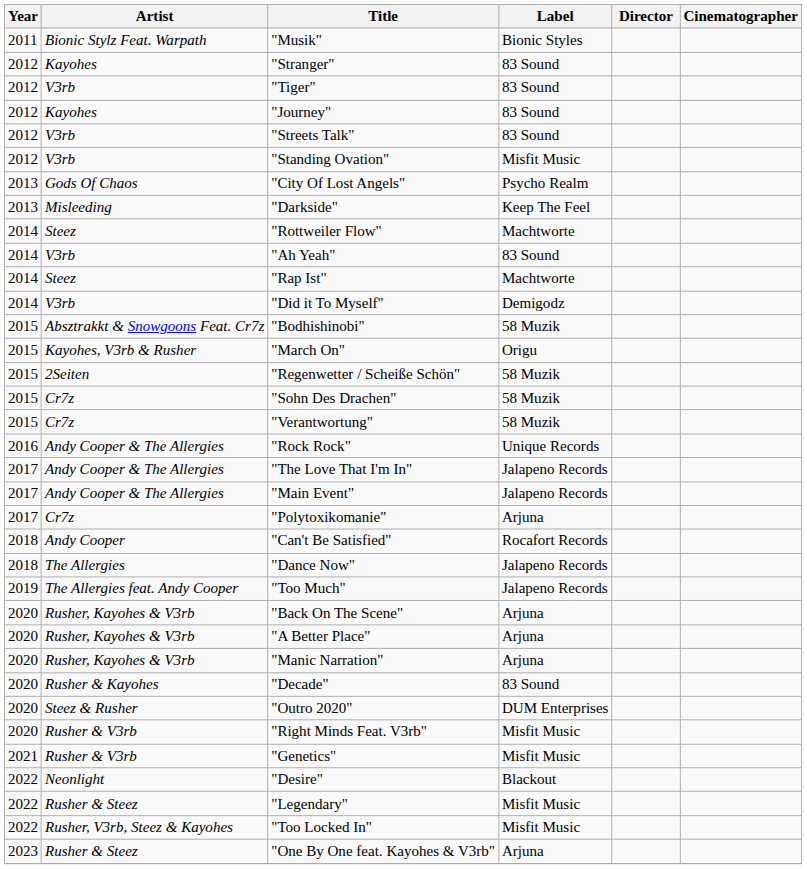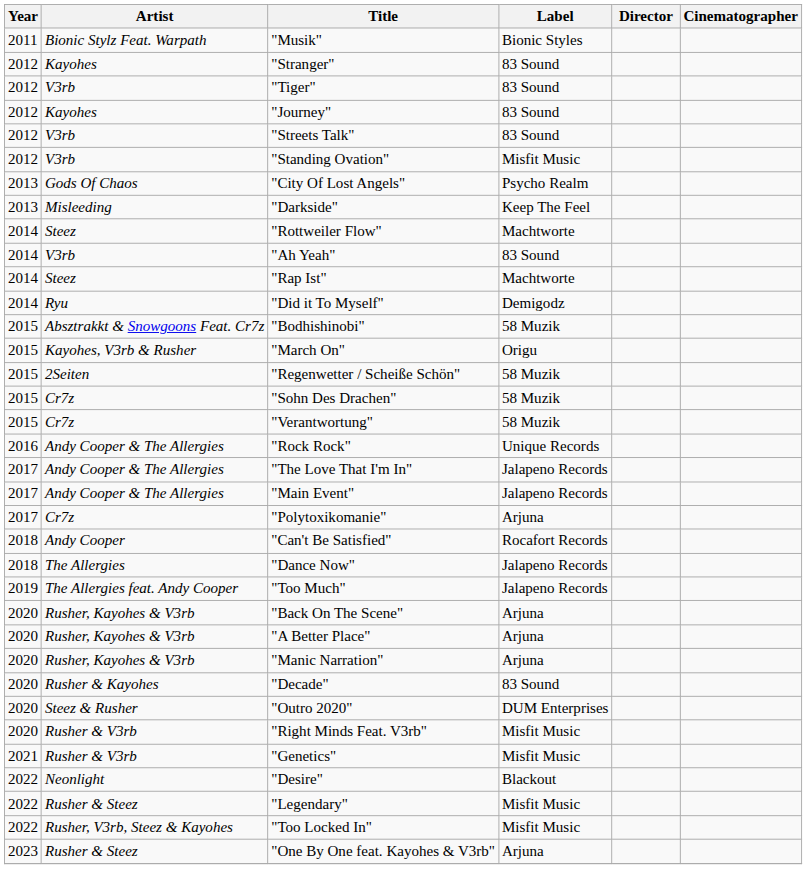(60, 302) V3rb -> (57, 302) Ryu
